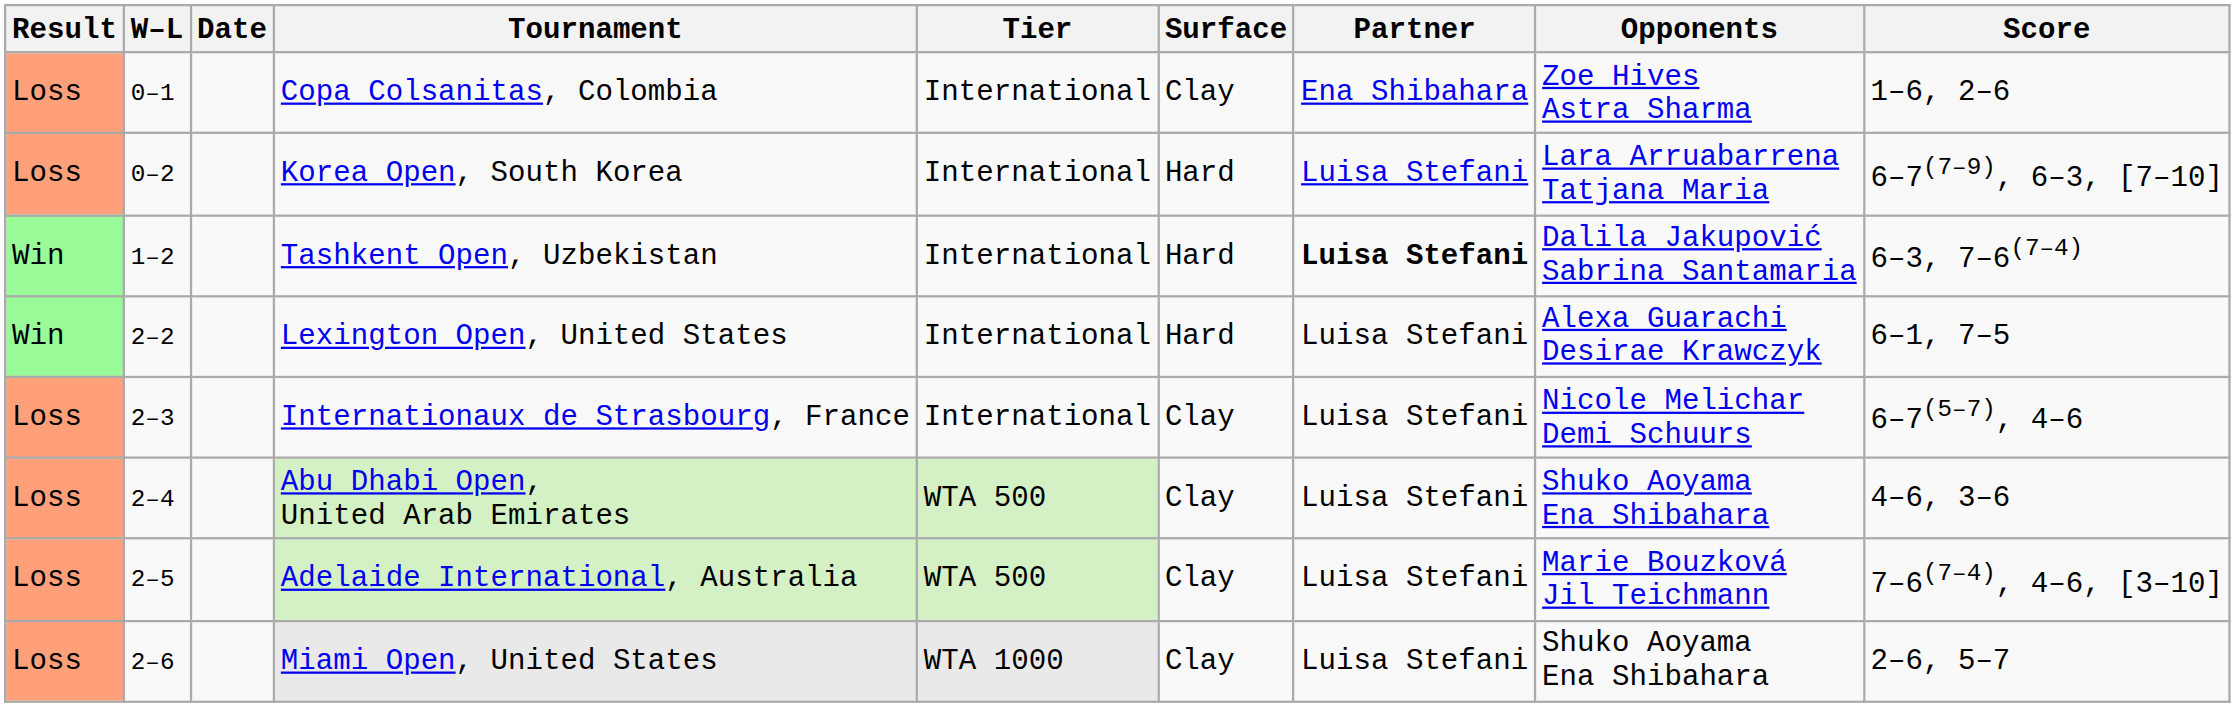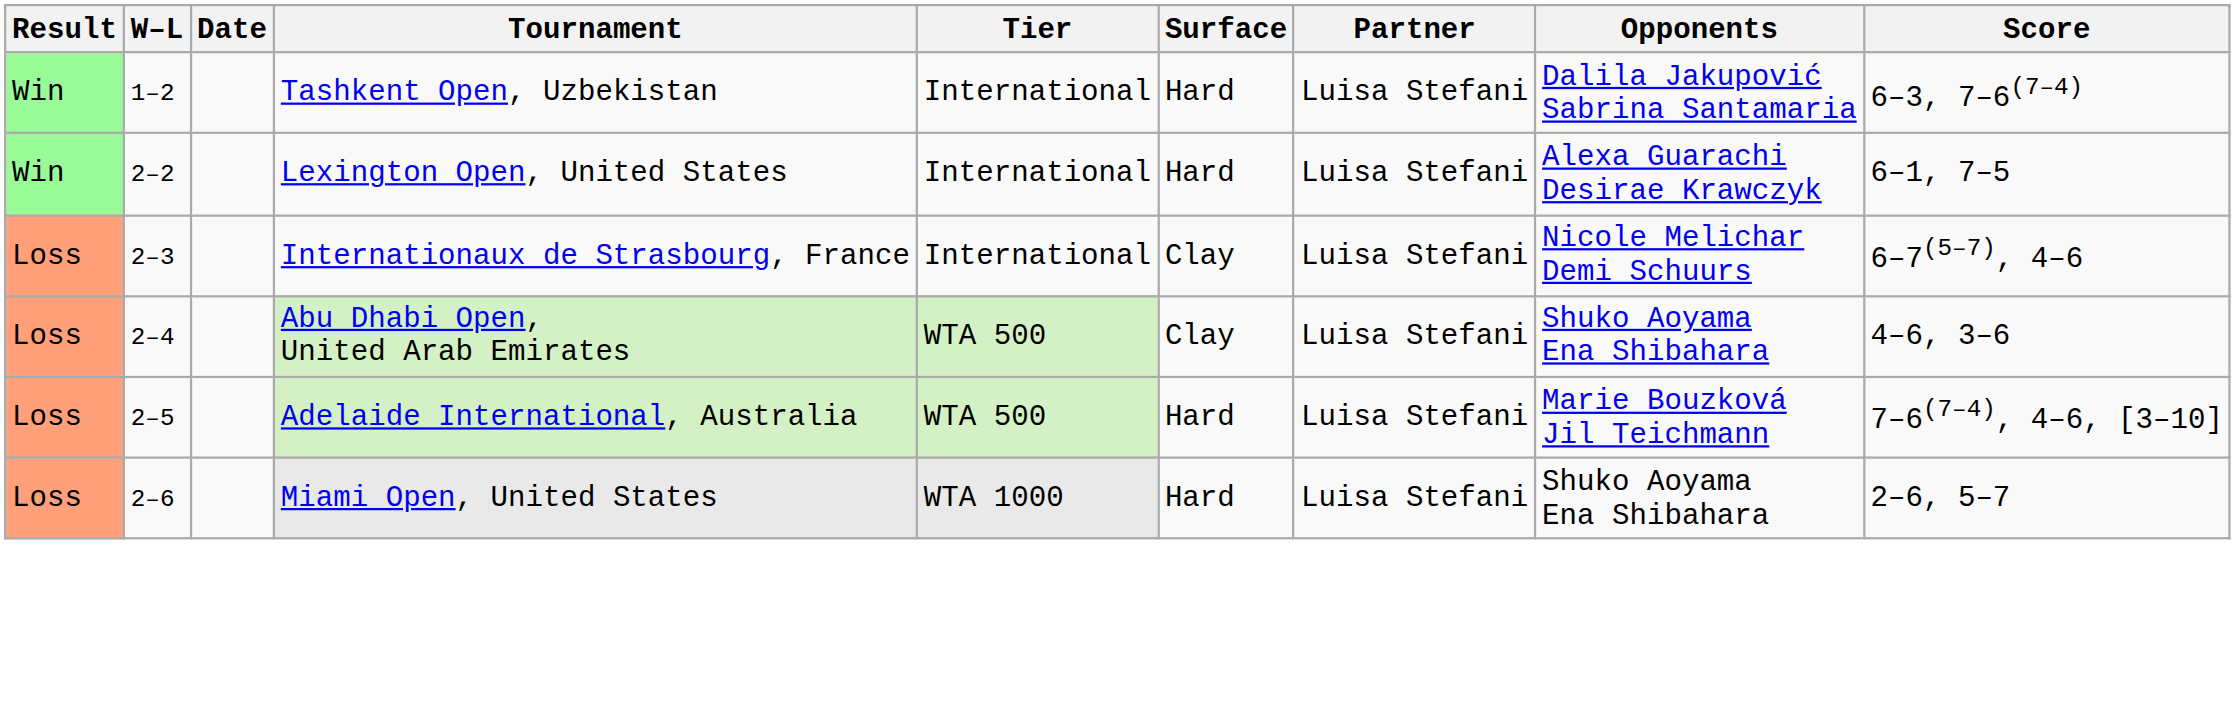- row: (499, 93)
- row: (482, 174)
(1415, 255) bold -> (1415, 93) normal
(1200, 579) Clay -> (1200, 417) Hard
(1200, 661) Clay -> (1200, 498) Hard
